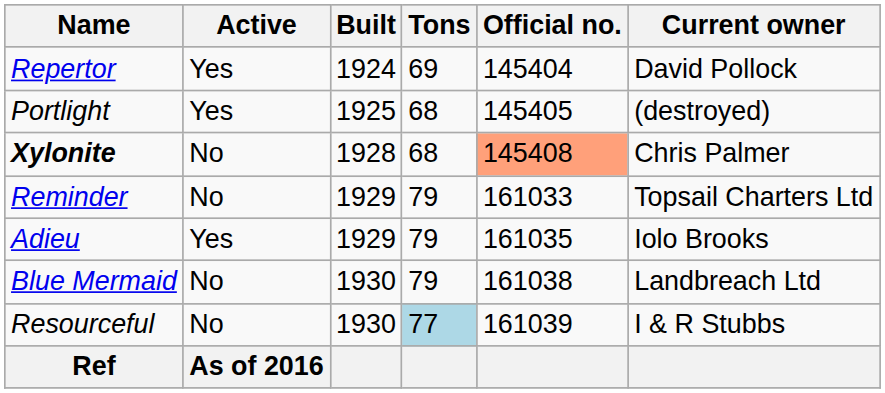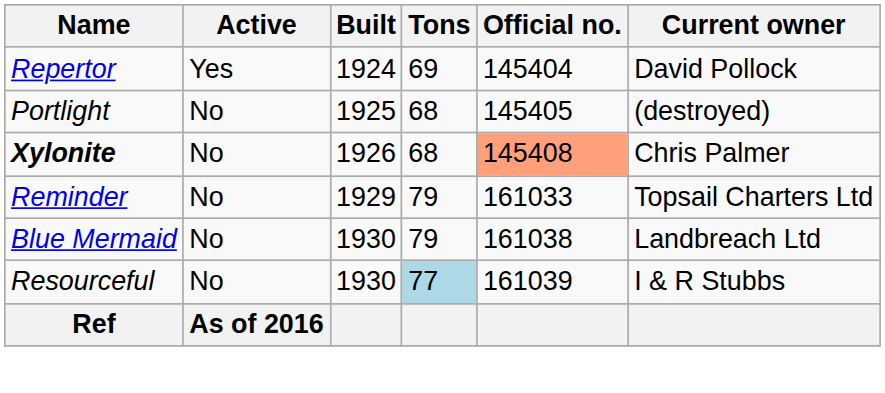(211, 111) Yes -> (206, 111) No
(366, 153) 1928 -> (366, 153) 1926
- row: (45, 238)
